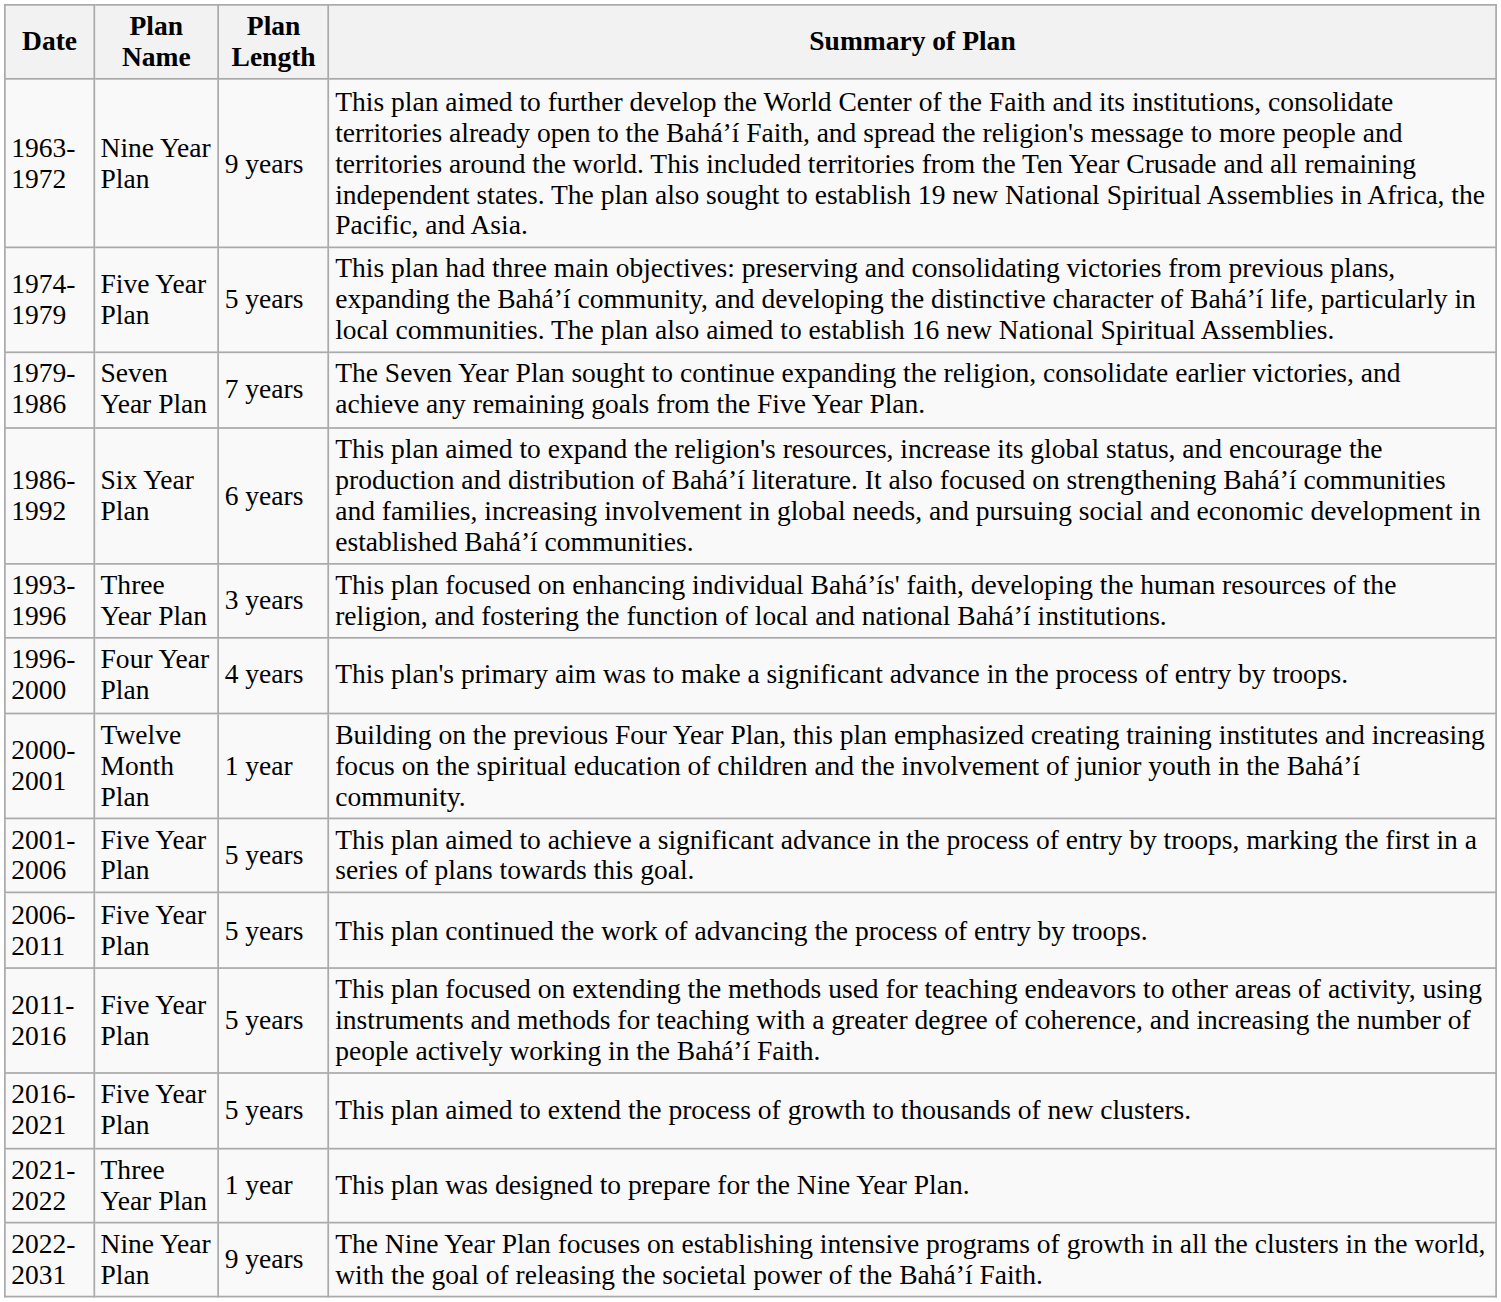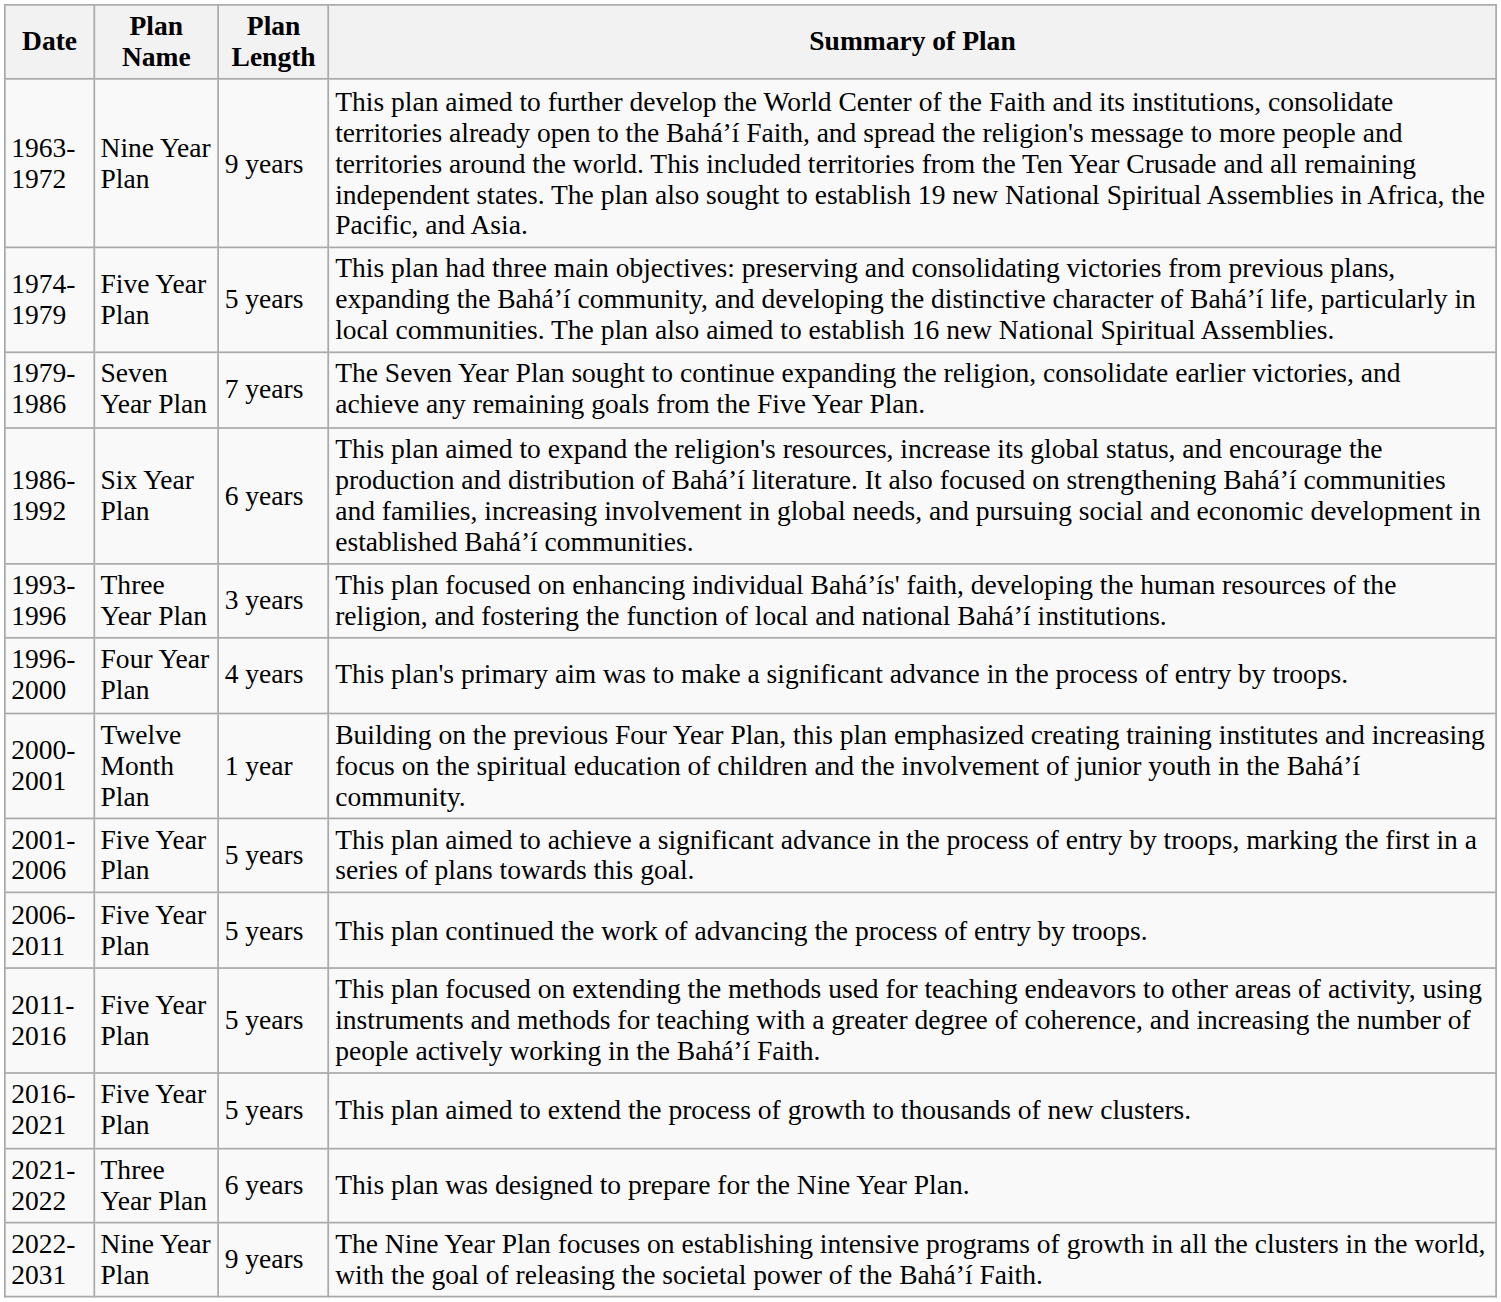(259, 1184) 1 year -> (264, 1184) 6 years
